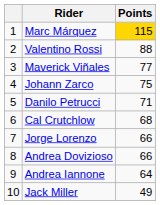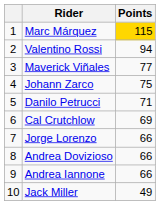(146, 49) 88 -> (146, 49) 94
(146, 120) 68 -> (146, 120) 69
(146, 174) 64 -> (146, 174) 66
